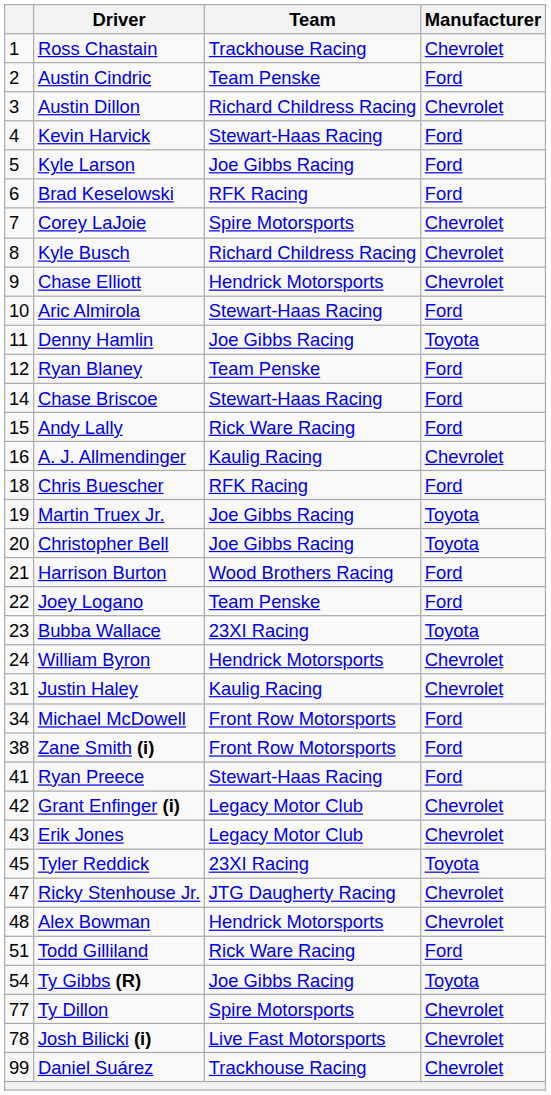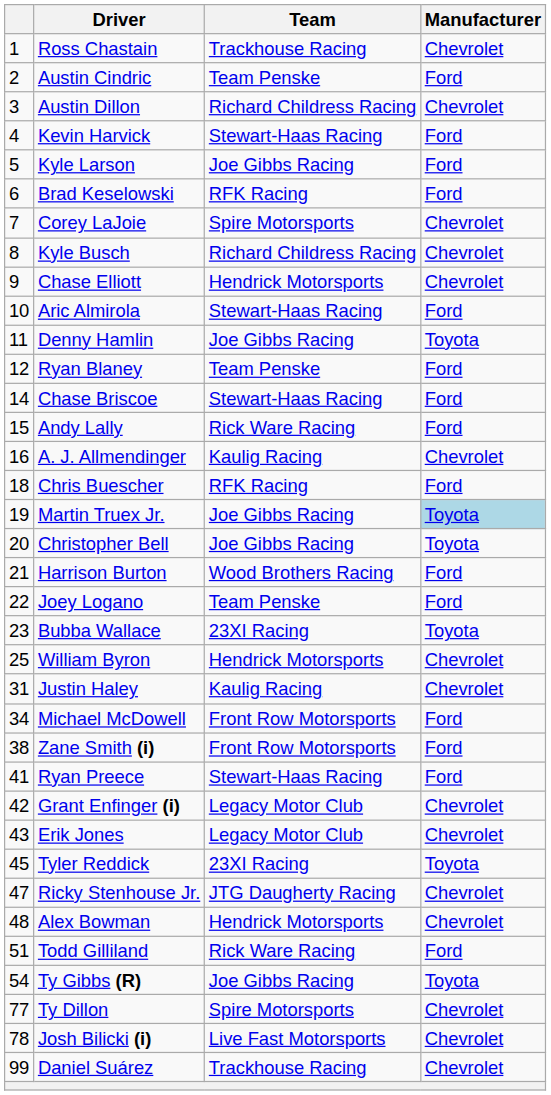(452, 514) no background -> (452, 514) lightblue background
(19, 660) 24 -> (19, 660) 25
